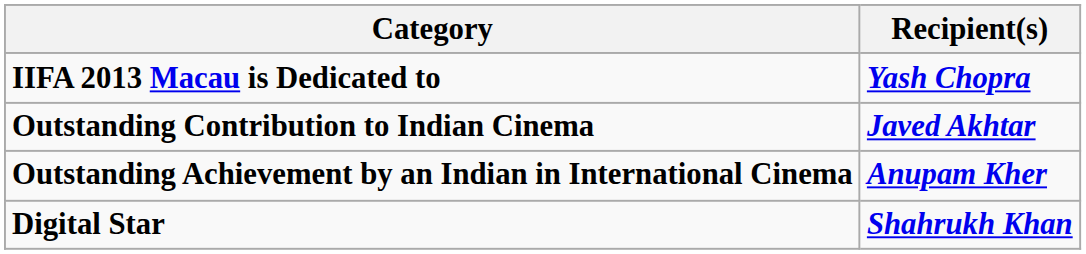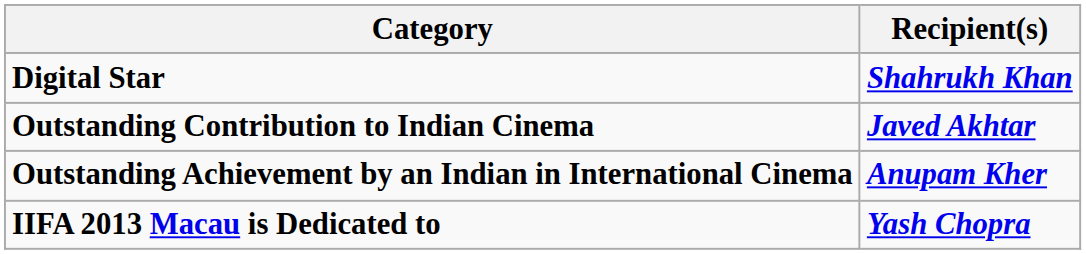rows swapped: (226, 77) <-> (88, 223)
